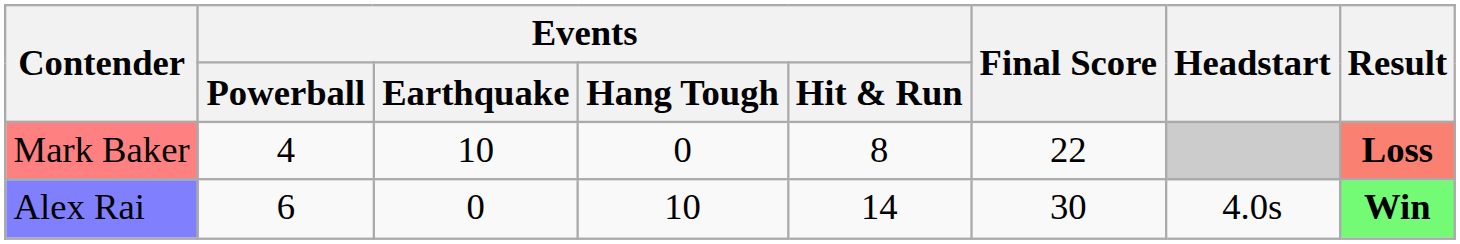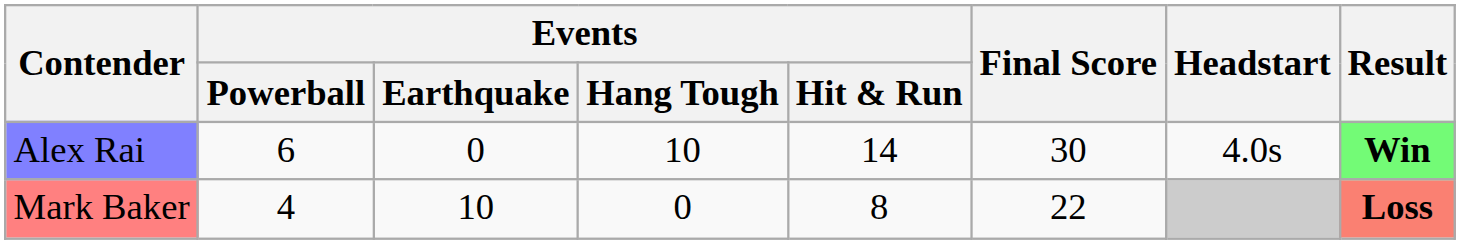rows swapped: (102, 149) <-> (79, 207)
